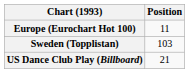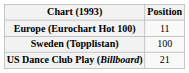(165, 44) 103 -> (165, 44) 100
